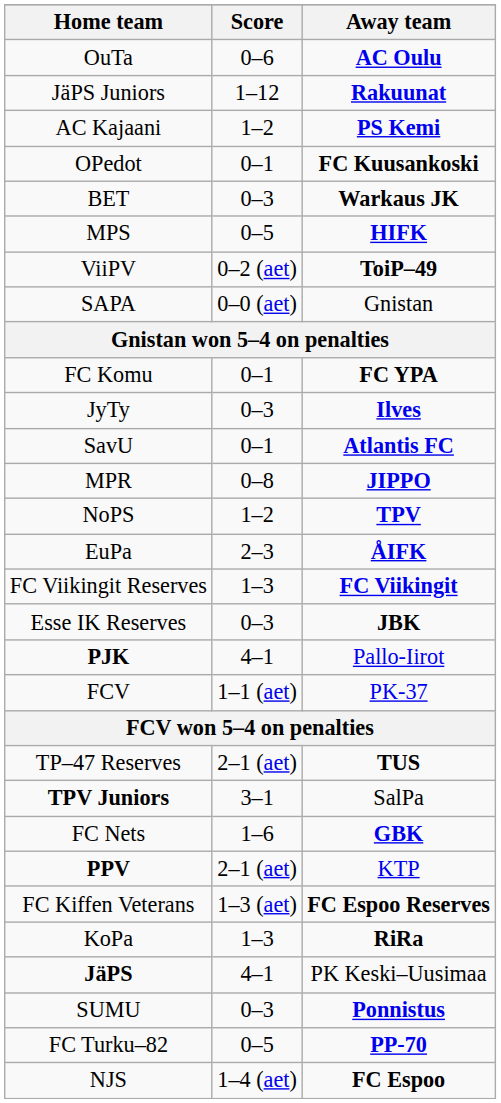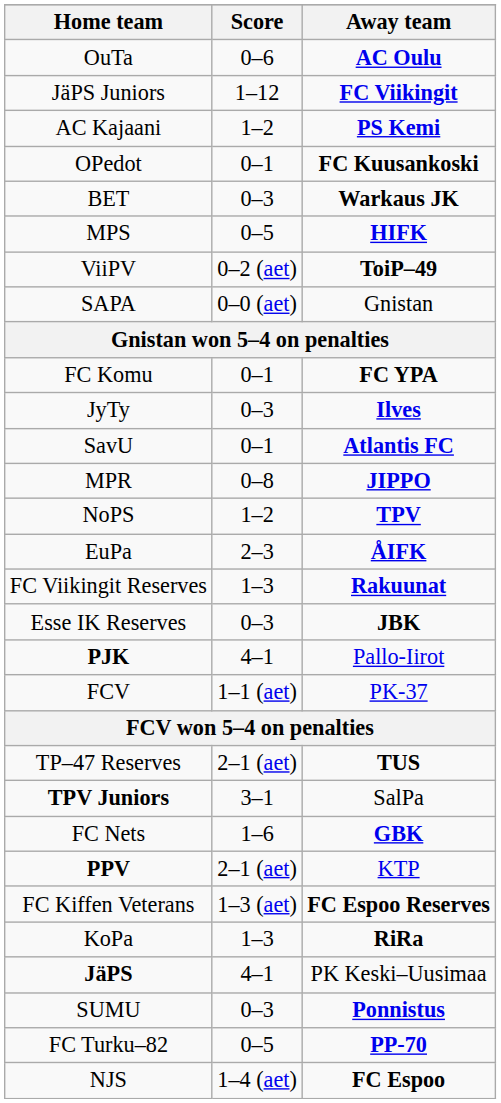(399, 92) Rakuunat -> (399, 92) FC Viikingit
(399, 586) FC Viikingit -> (399, 586) Rakuunat
